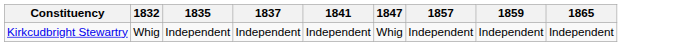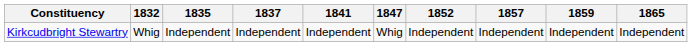+ column: (441, 13)
